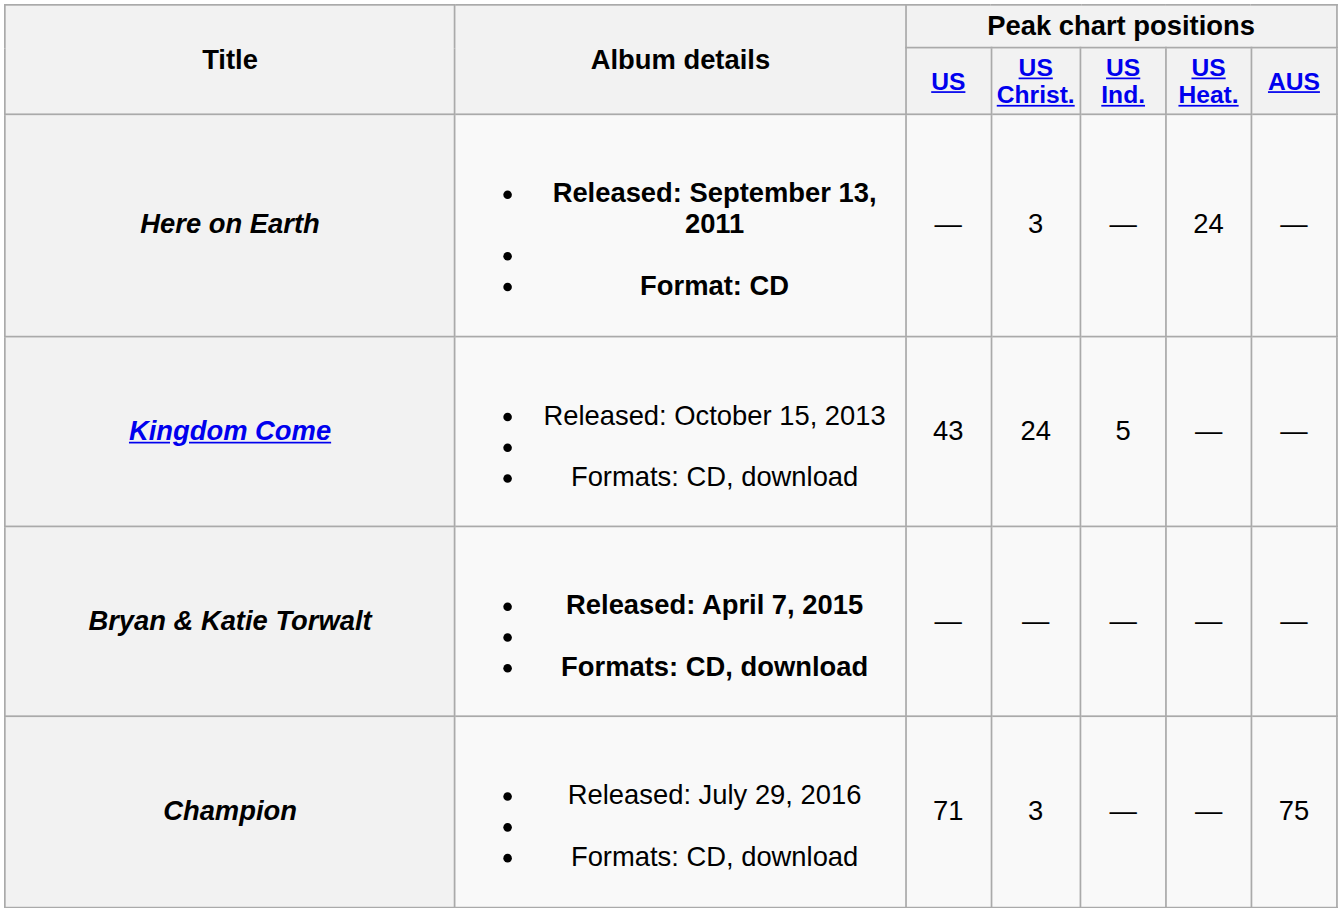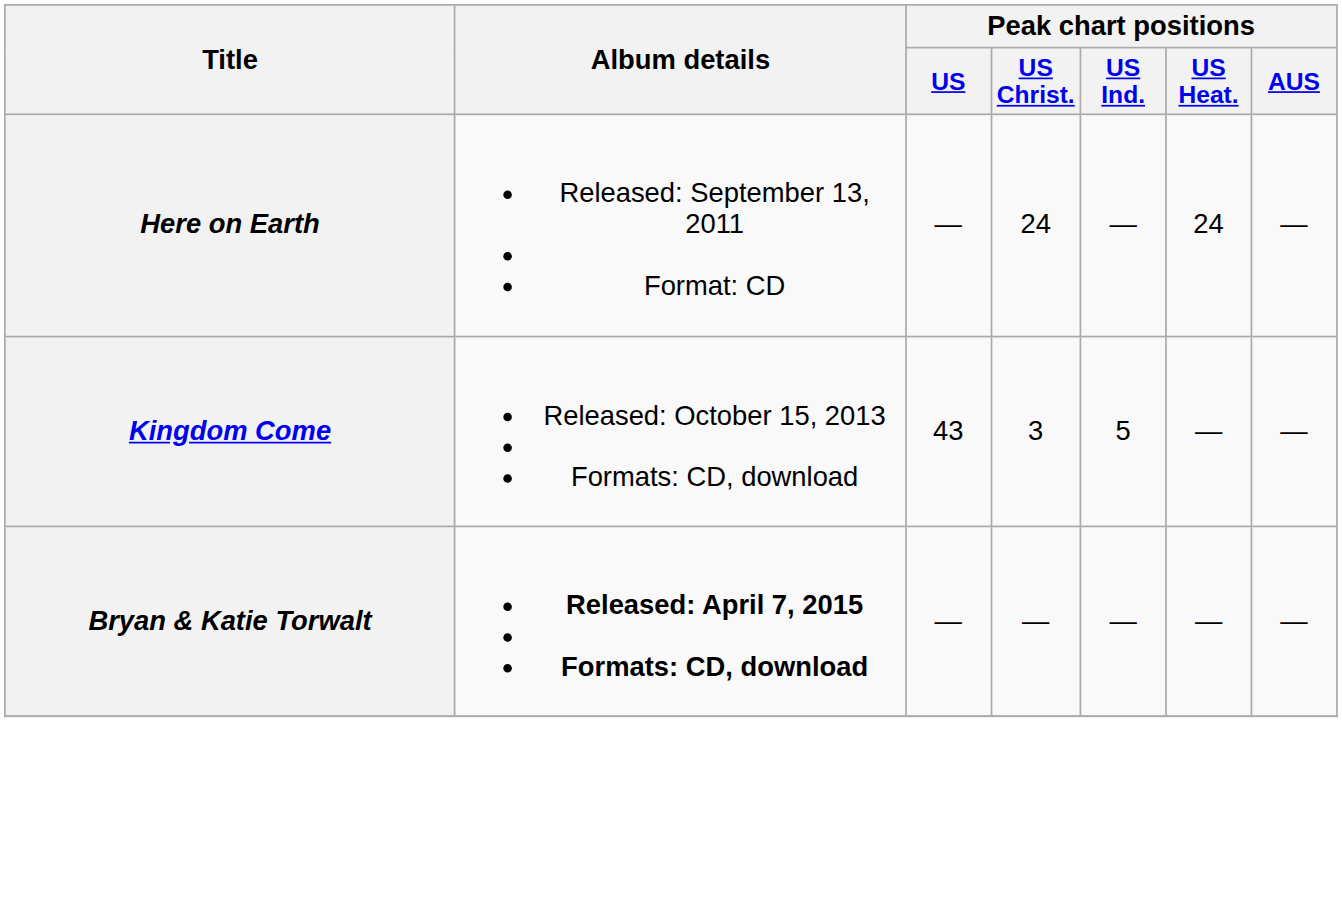(680, 241) bold -> (680, 241) normal
(1036, 224) 3 -> (1036, 224) 24
(1036, 430) 24 -> (1036, 430) 3
- row: (230, 811)
